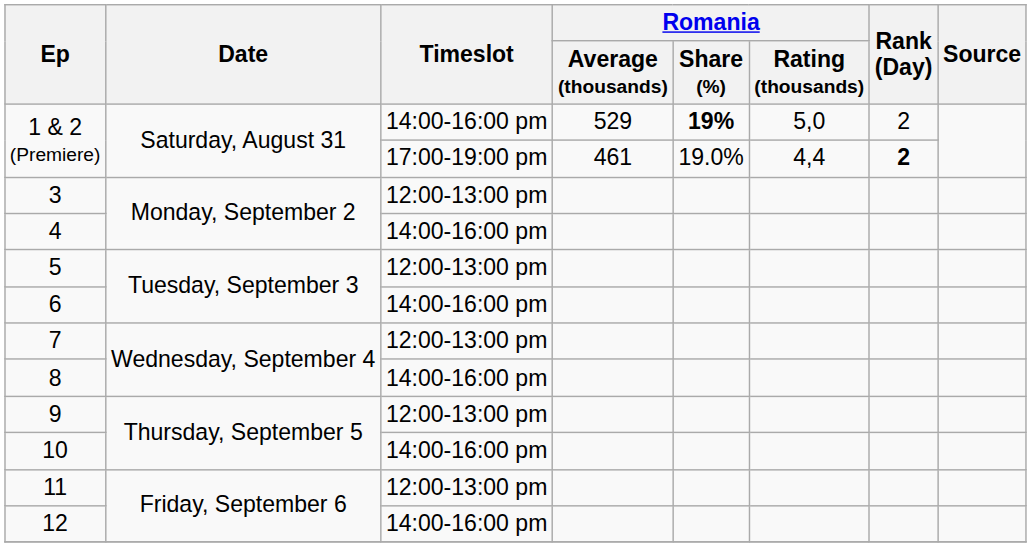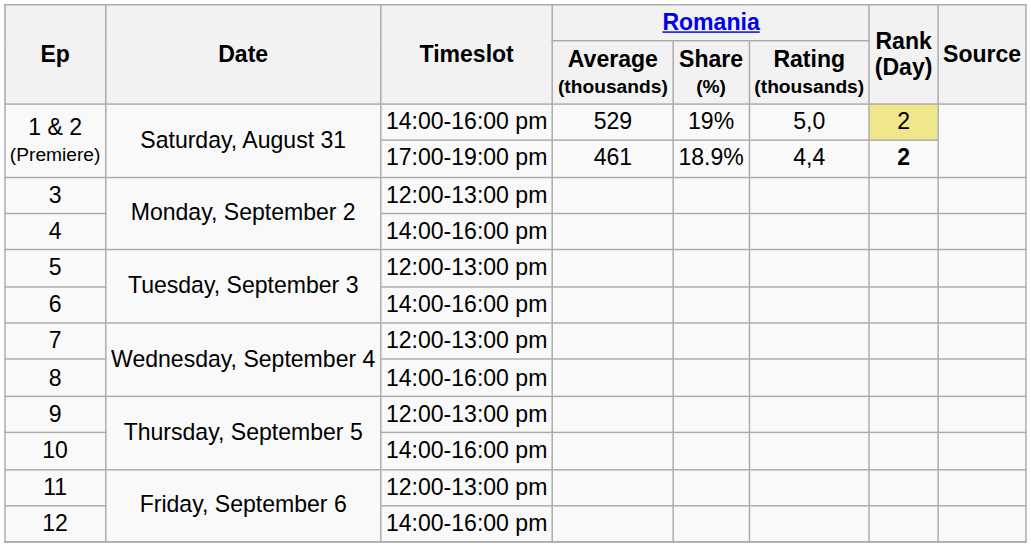(711, 121) bold -> (711, 121) normal
(904, 121) no background -> (904, 121) khaki background
(711, 158) 19.0% -> (711, 158) 18.9%
